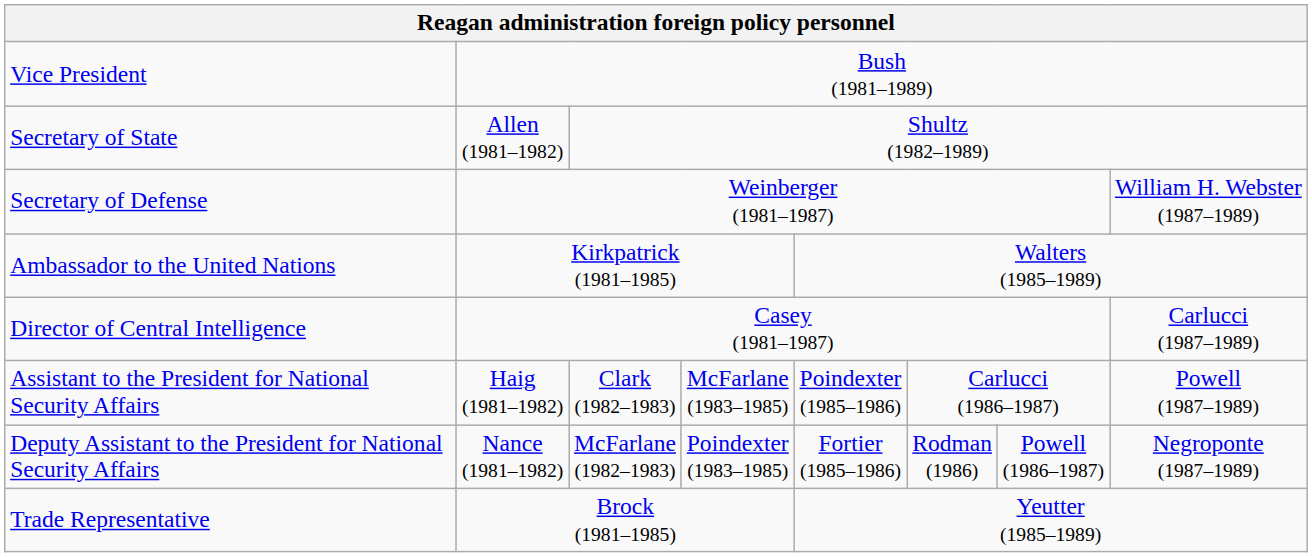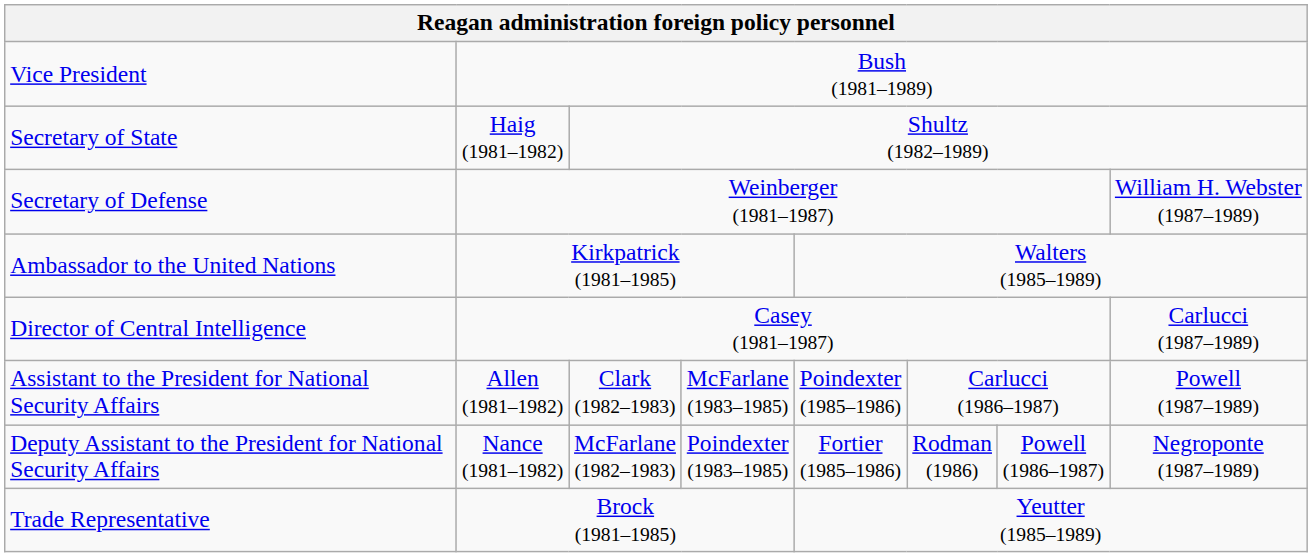(513, 137) Allen (1981–1982) -> (513, 137) Haig (1981–1982)
(513, 392) Haig (1981–1982) -> (513, 392) Allen (1981–1982)
